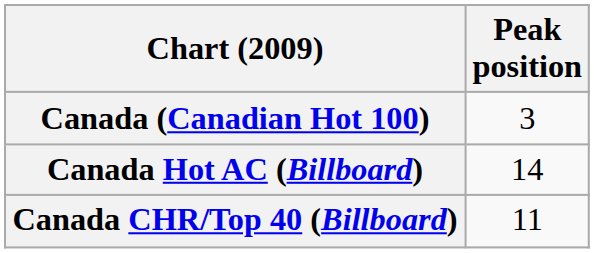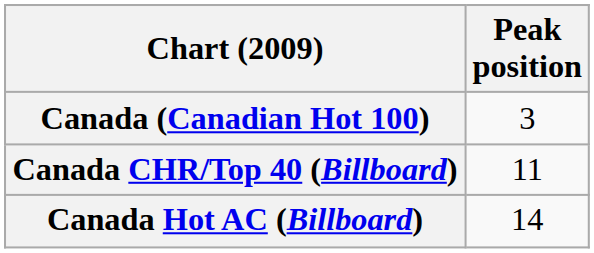rows swapped: (235, 220) <-> (235, 169)
